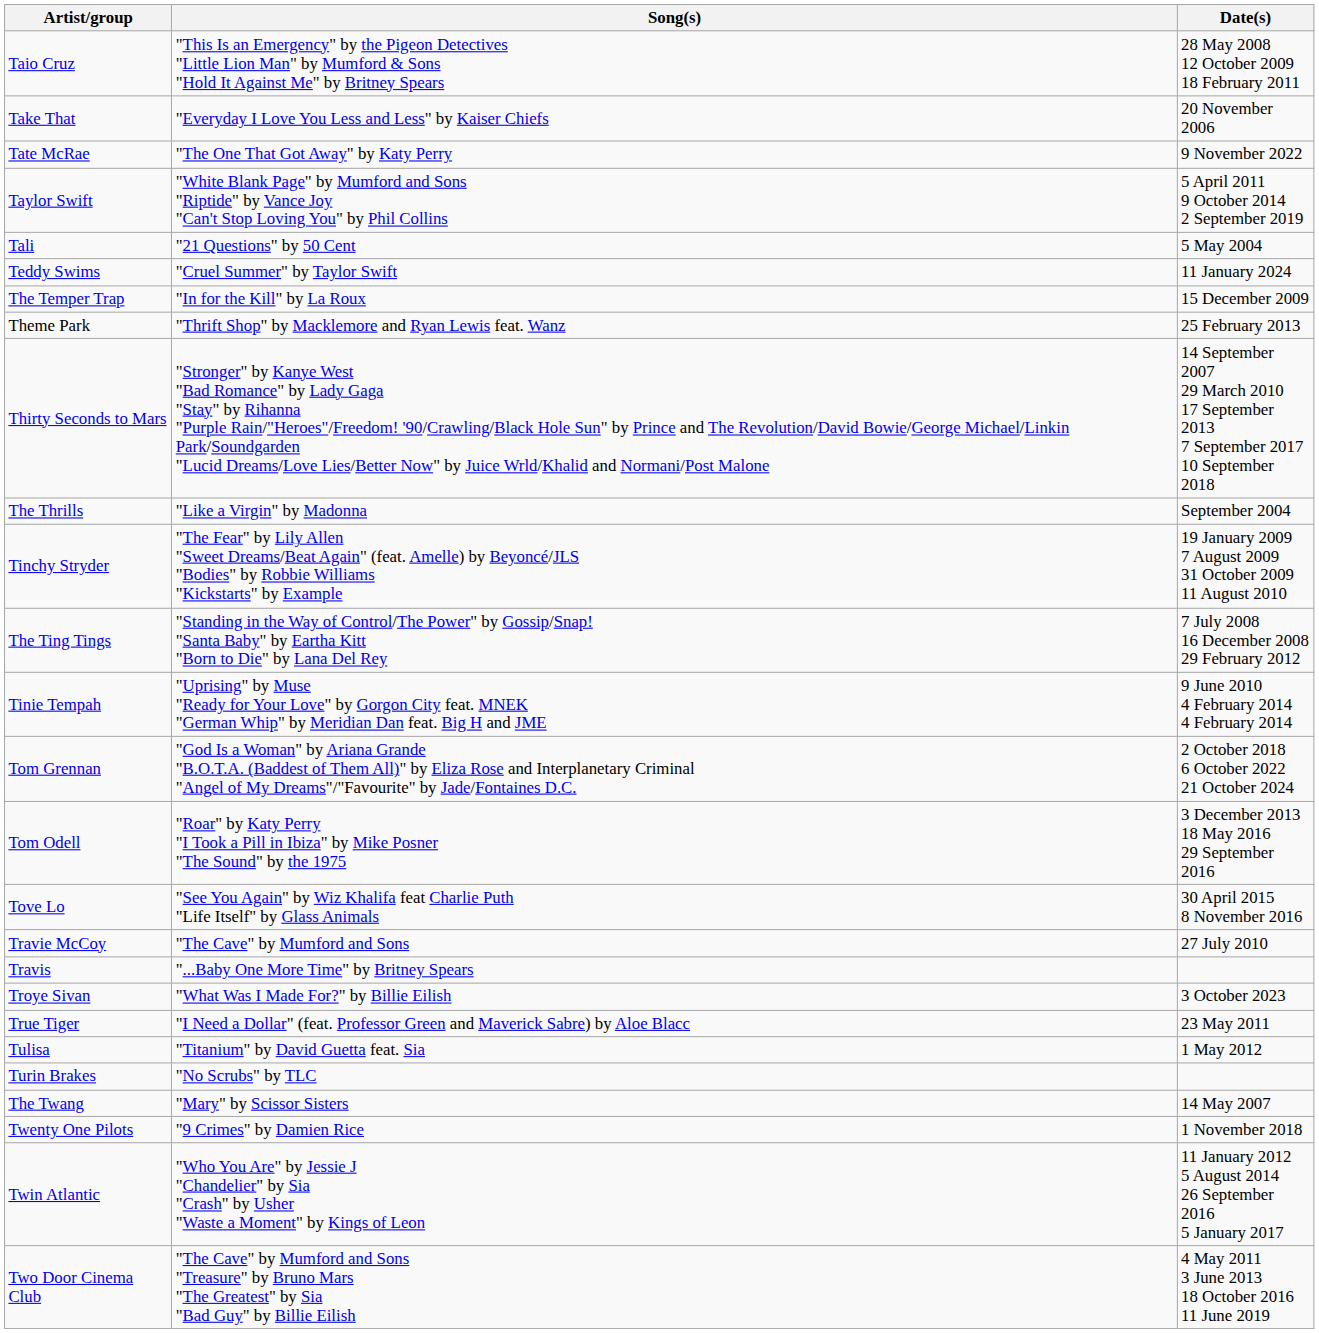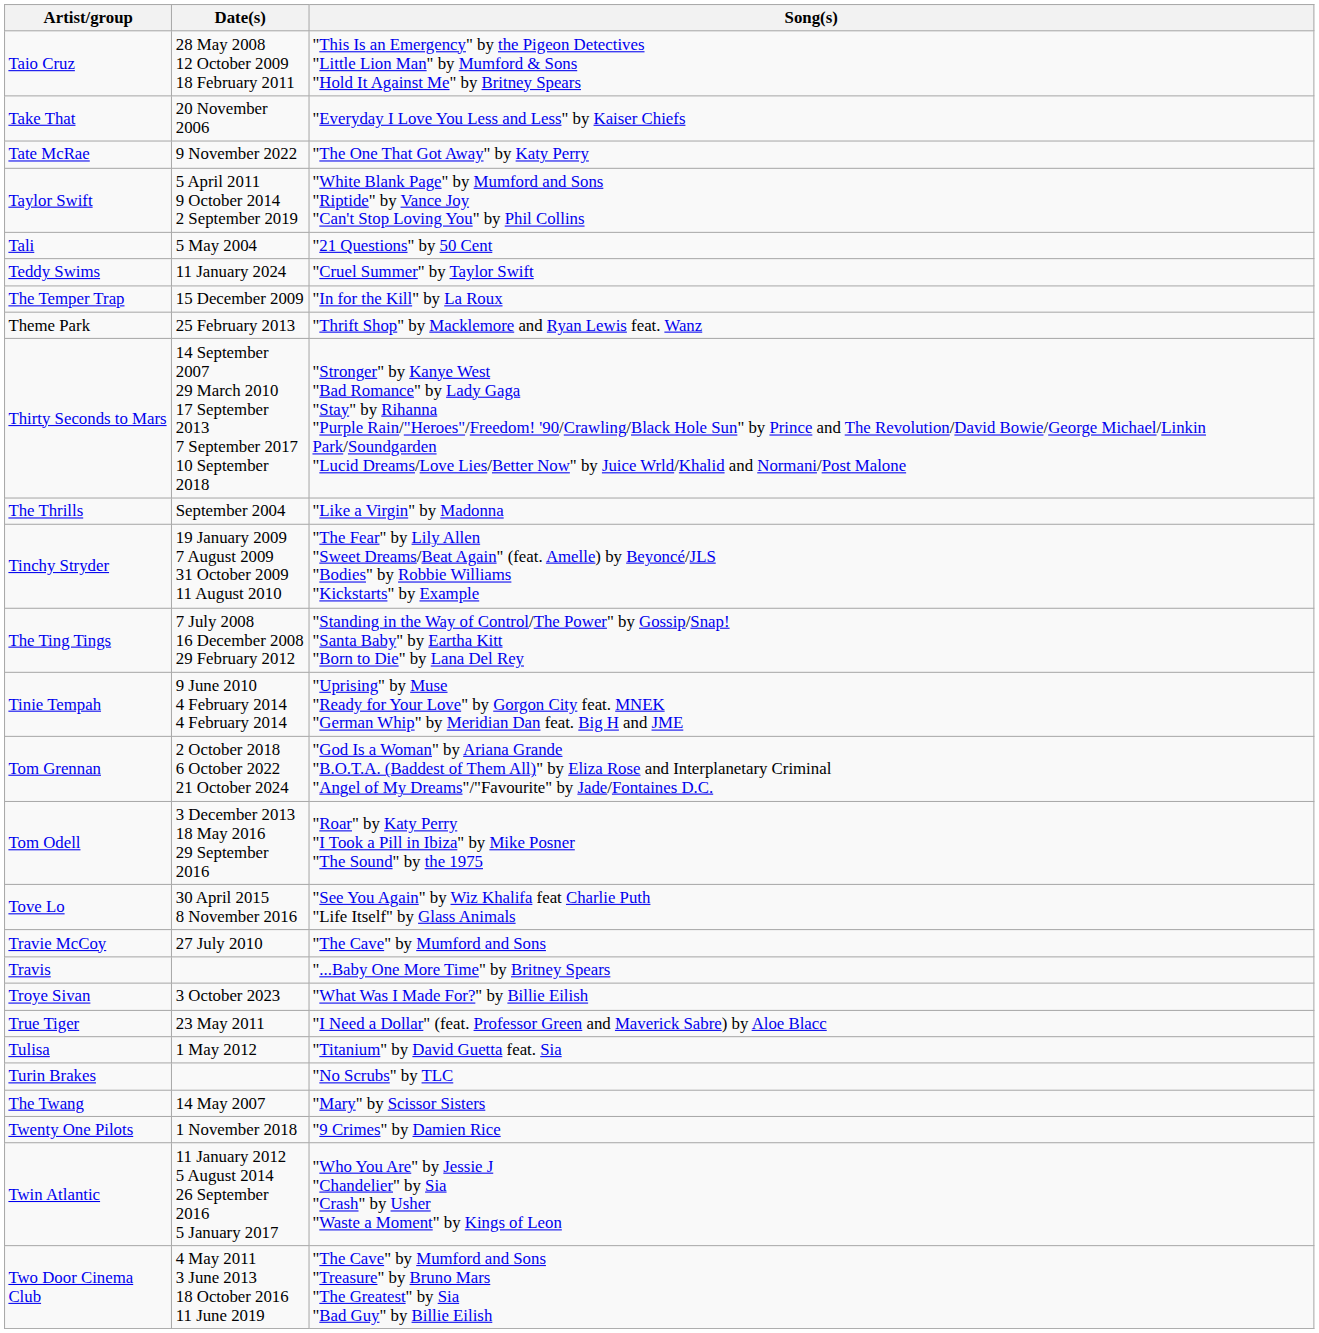columns swapped: (675, 17) <-> (1246, 17)
